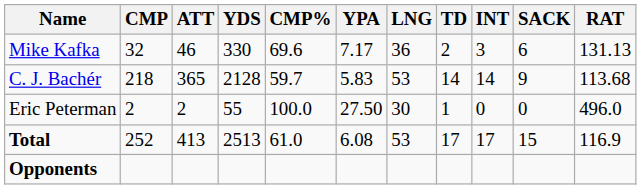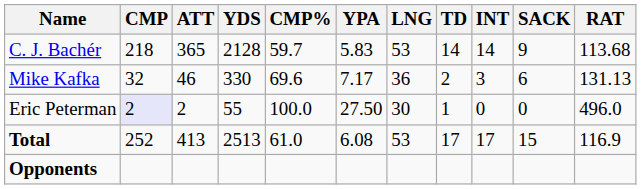rows swapped: (55, 79) <-> (54, 49)
(130, 109) no background -> (130, 109) lavender background
